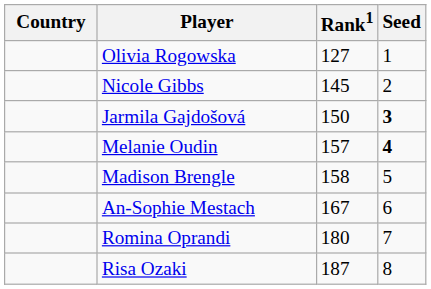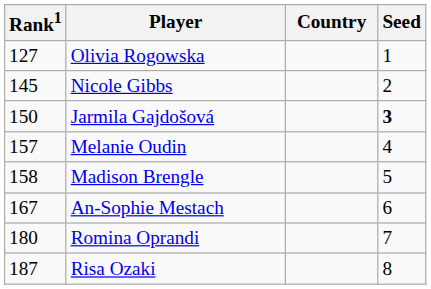columns swapped: (51, 22) <-> (347, 22)
(387, 146) bold -> (387, 146) normal
